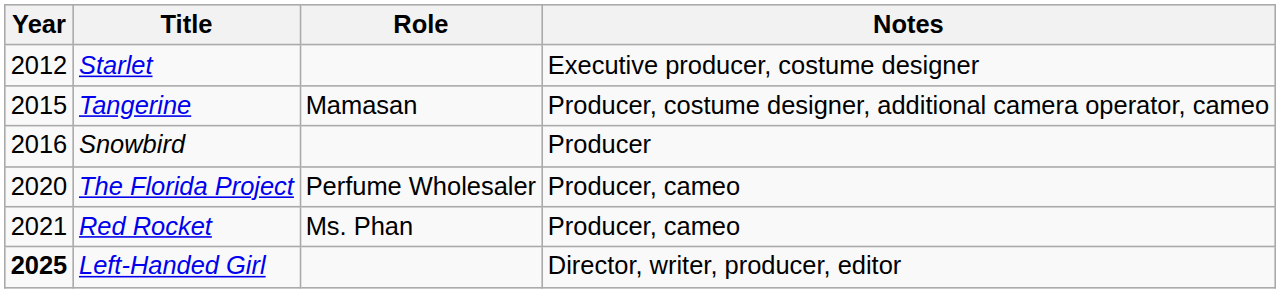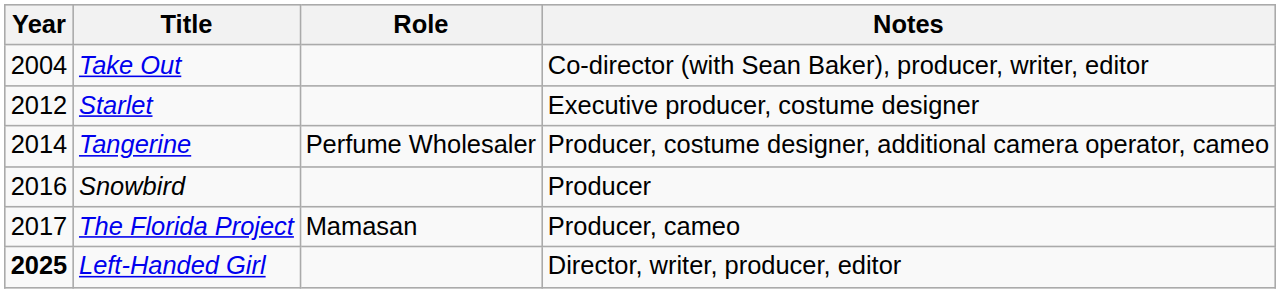+ row: (130, 65)
(39, 105) 2015 -> (39, 145) 2014
(361, 105) Mamasan -> (421, 145) Perfume Wholesaler
(39, 186) 2020 -> (39, 226) 2017
(421, 186) Perfume Wholesaler -> (361, 226) Mamasan
- row: (145, 226)
